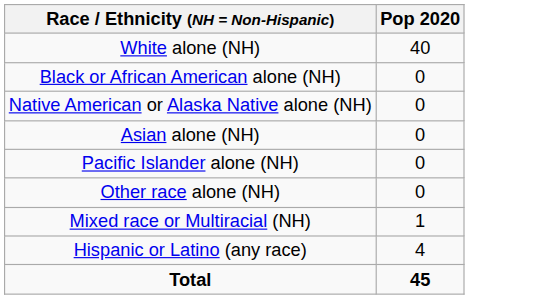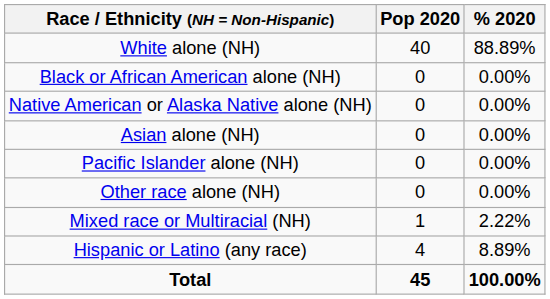+ column: (505, 18)
